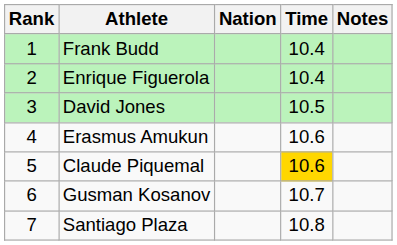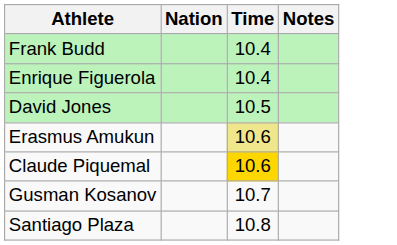- column: (32, 19)
(307, 136) no background -> (253, 136) khaki background
